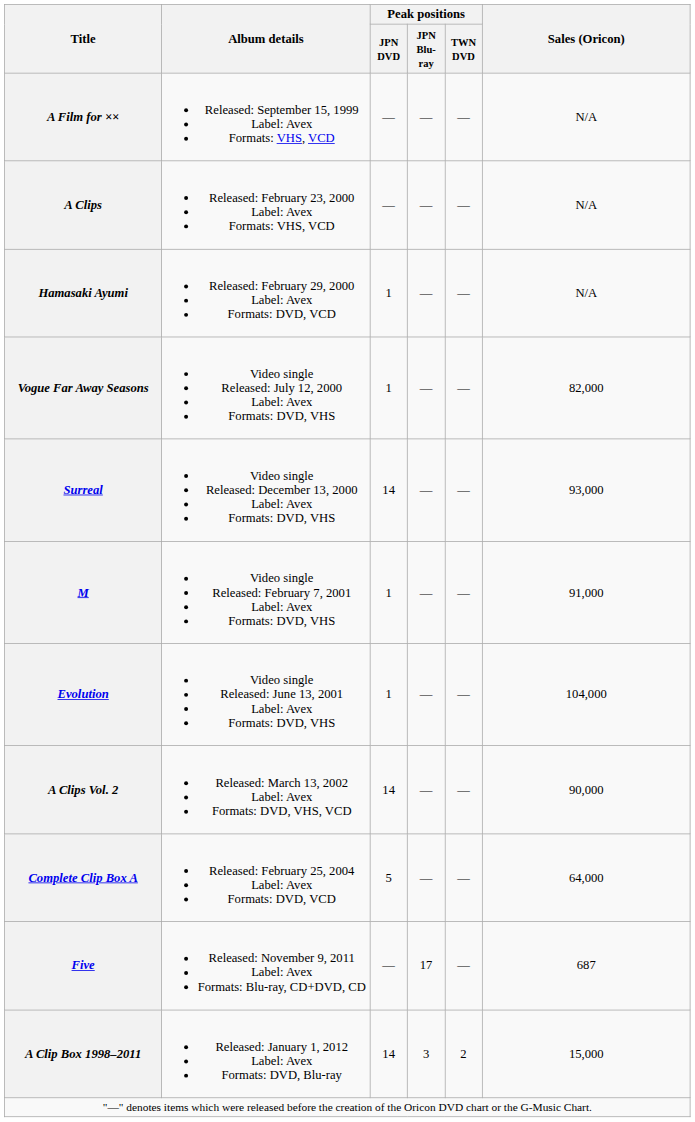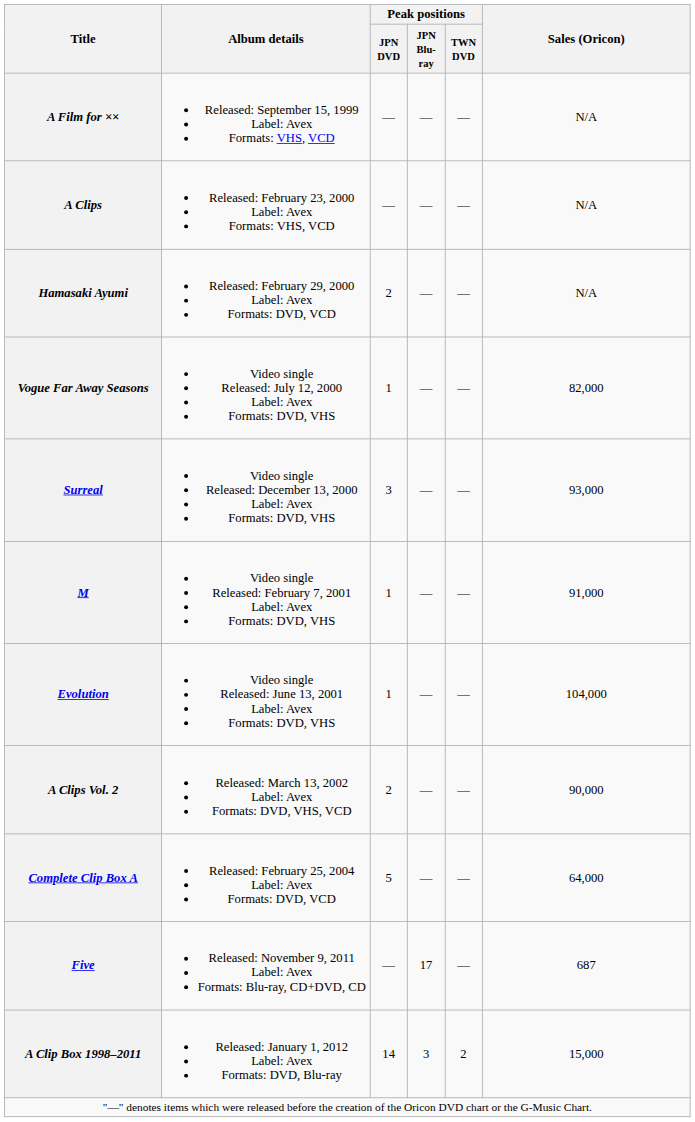(389, 292) 1 -> (389, 292) 2
(389, 490) 14 -> (389, 490) 3
(389, 789) 14 -> (389, 789) 2
